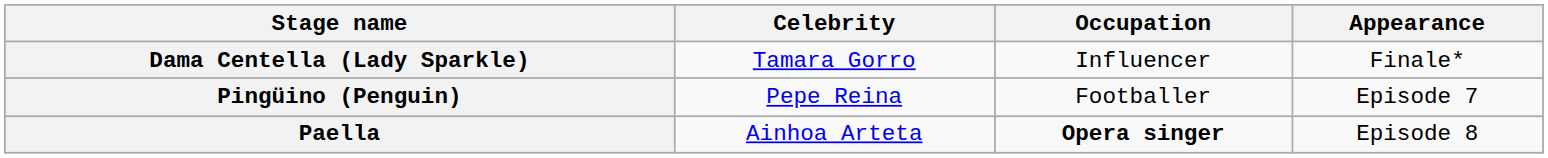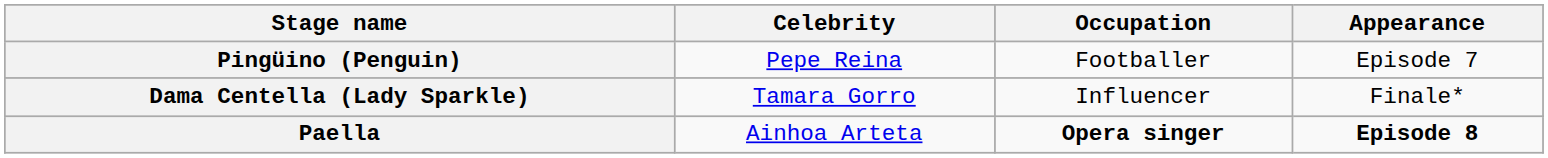rows swapped: (339, 60) <-> (339, 97)
(1417, 134) normal -> (1417, 134) bold
